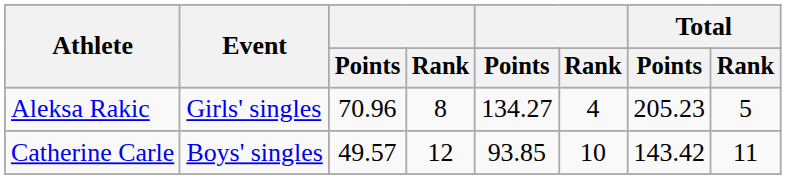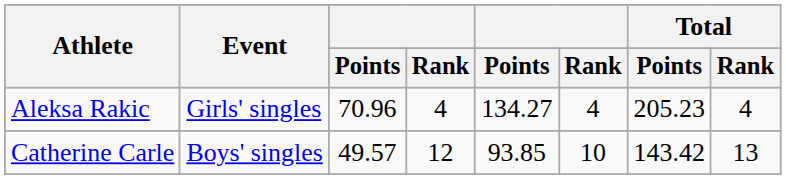(441, 109) 8 -> (441, 109) 4
(745, 109) 5 -> (745, 109) 4
(745, 152) 11 -> (745, 152) 13
